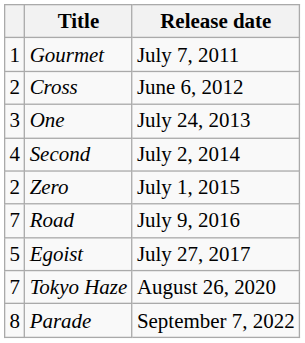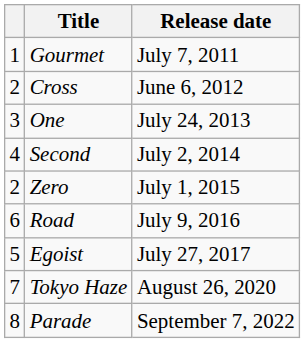(15, 220) 7 -> (15, 220) 6
